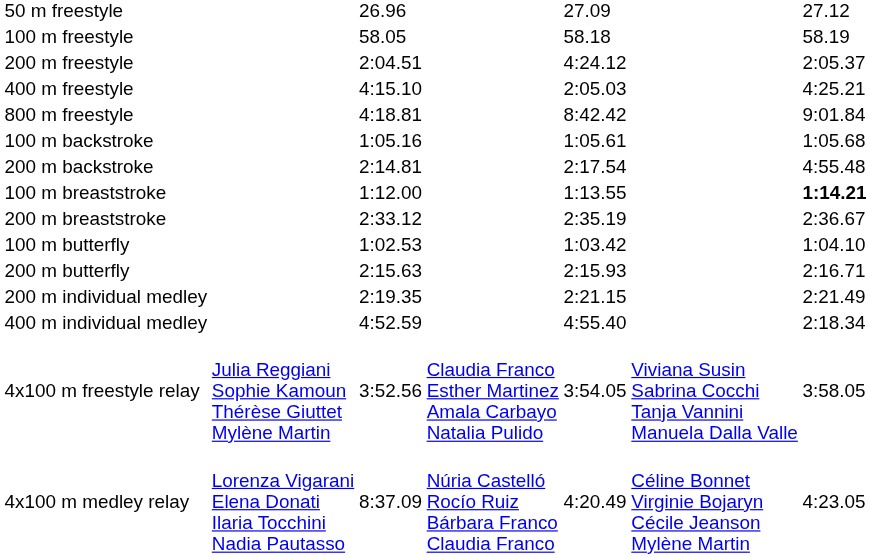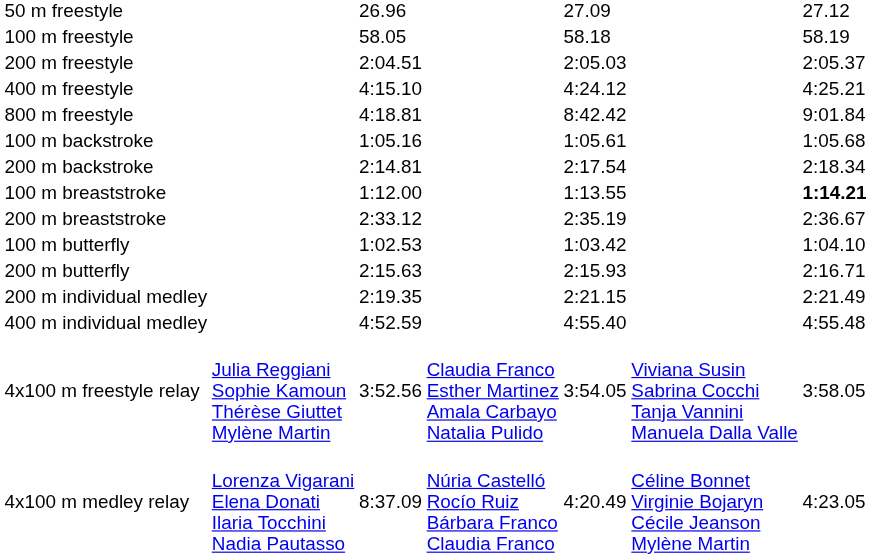(595, 62) 4:24.12 -> (595, 62) 2:05.03
(595, 88) 2:05.03 -> (595, 88) 4:24.12
(834, 166) 4:55.48 -> (834, 166) 2:18.34
(834, 322) 2:18.34 -> (834, 322) 4:55.48
